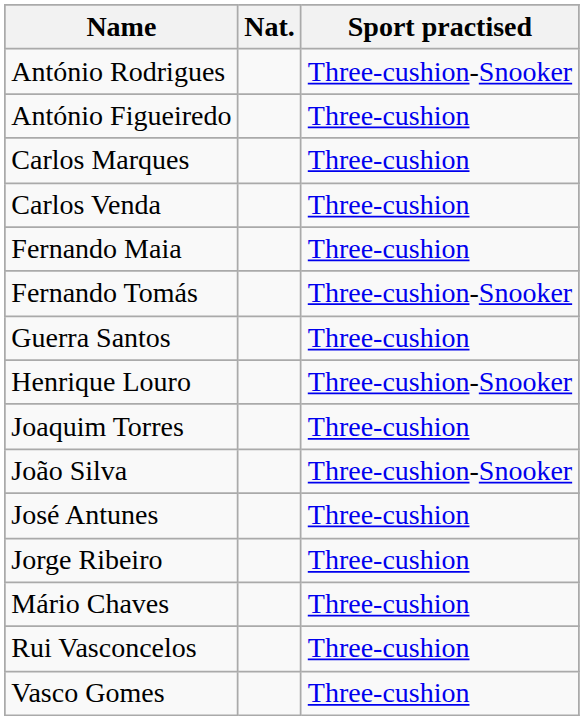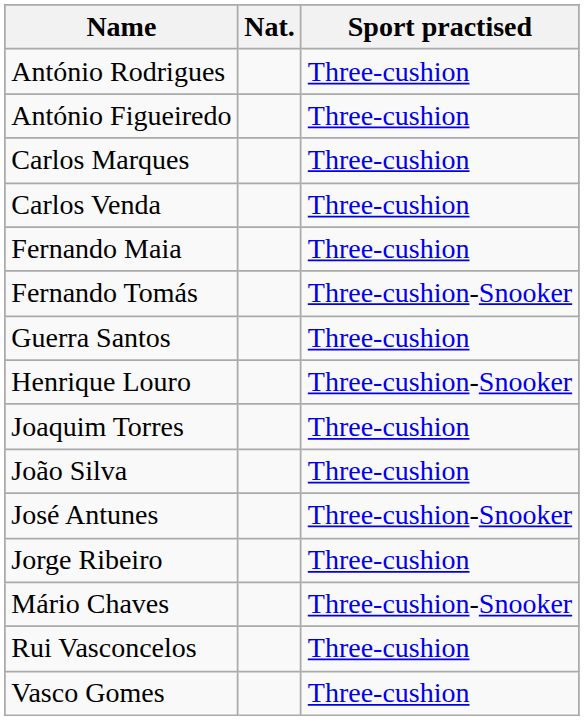(440, 71) Three-cushion-Snooker -> (389, 71) Three-cushion
(440, 470) Three-cushion-Snooker -> (389, 470) Three-cushion
(389, 515) Three-cushion -> (440, 515) Three-cushion-Snooker
(389, 603) Three-cushion -> (440, 603) Three-cushion-Snooker
